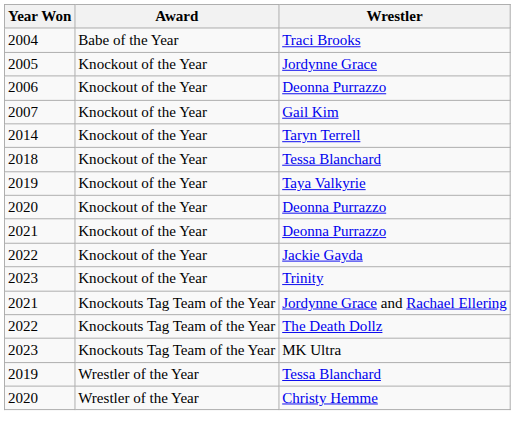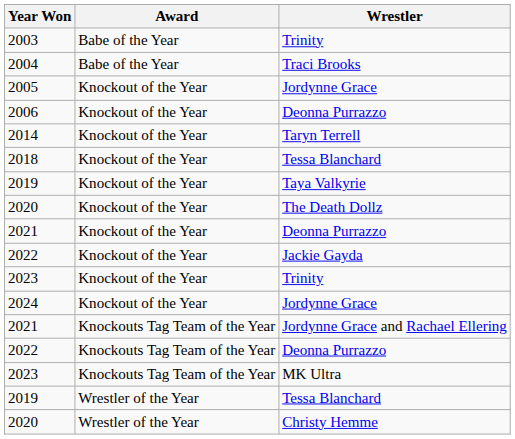+ row: (23, 40)
- row: (23, 111)
(334, 207) Deonna Purrazzo -> (332, 207) The Death Dollz
+ row: (23, 302)
(332, 326) The Death Dollz -> (334, 350) Deonna Purrazzo
